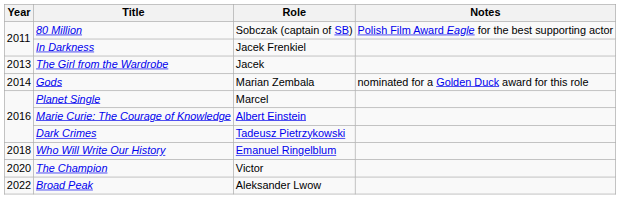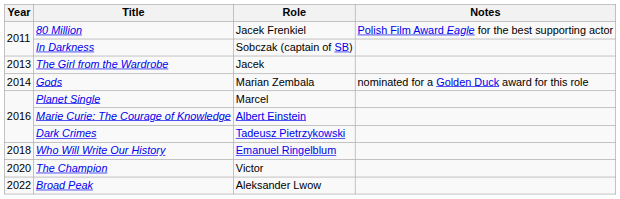(294, 30) Sobczak (captain of SB) -> (271, 30) Jacek Frenkiel
(271, 47) Jacek Frenkiel -> (294, 47) Sobczak (captain of SB)
